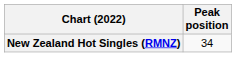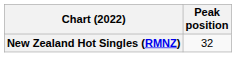(207, 43) 34 -> (207, 43) 32
